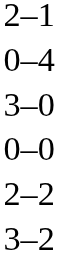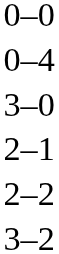rows swapped: (29, 149) <-> (29, 14)
